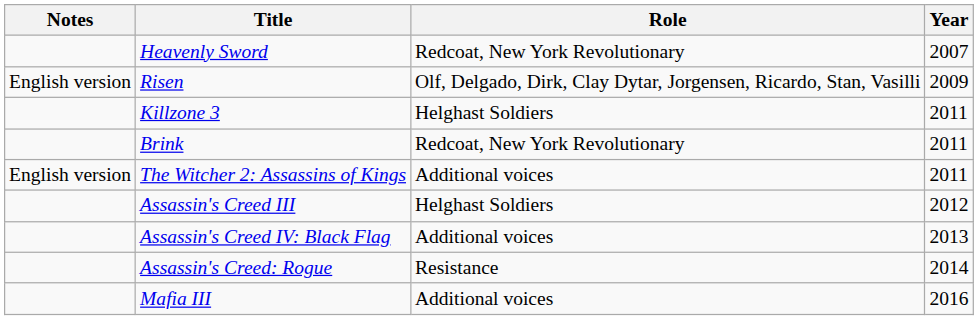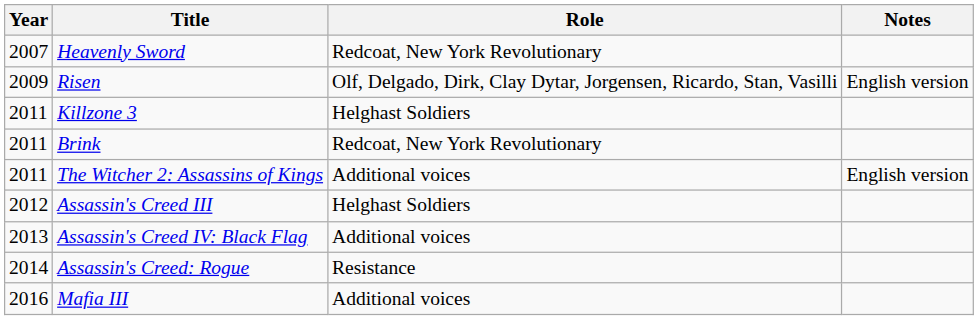columns swapped: (949, 19) <-> (70, 19)
